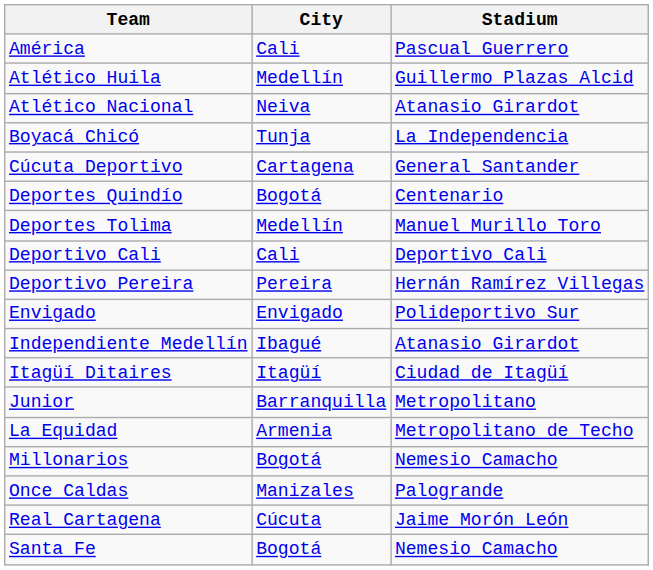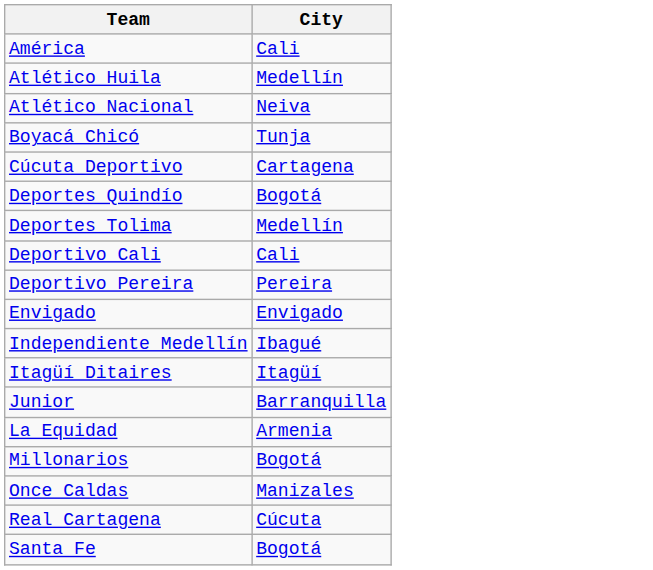- column: (520, 19)
